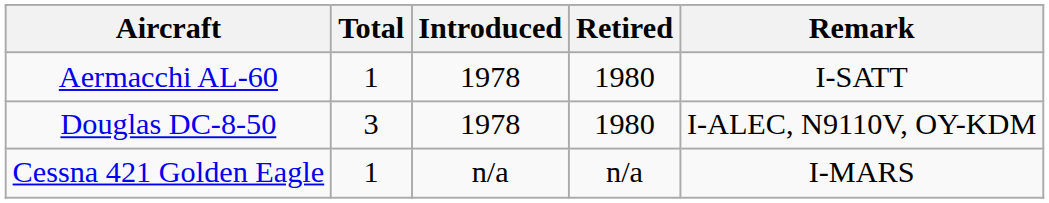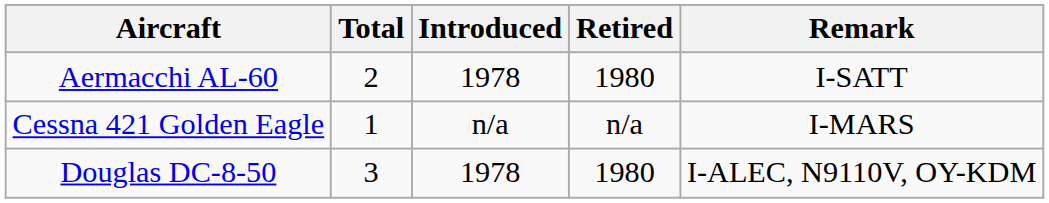(371, 76) 1 -> (371, 76) 2
rows swapped: (168, 124) <-> (168, 172)
